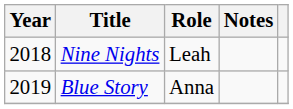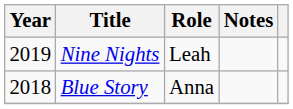(30, 53) 2018 -> (30, 53) 2019
(30, 86) 2019 -> (30, 86) 2018
